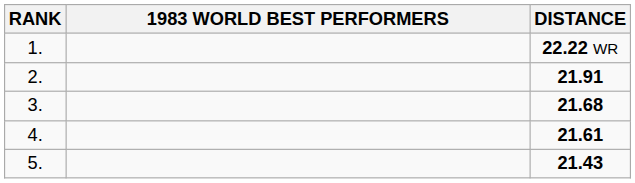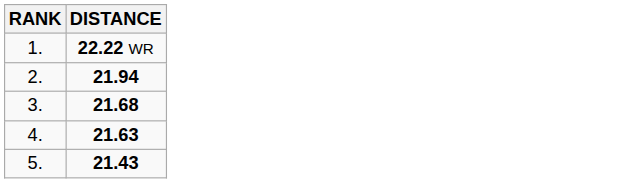- column: (298, 18)
(580, 76) 21.91 -> (116, 76) 21.94
(580, 134) 21.61 -> (116, 134) 21.63
